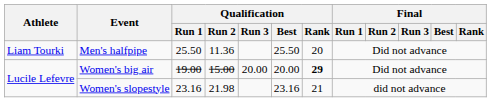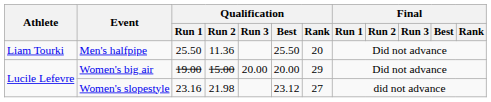(317, 69) bold -> (317, 69) normal
(287, 88) 23.16 -> (287, 88) 23.12
(317, 88) 21 -> (317, 88) 27
